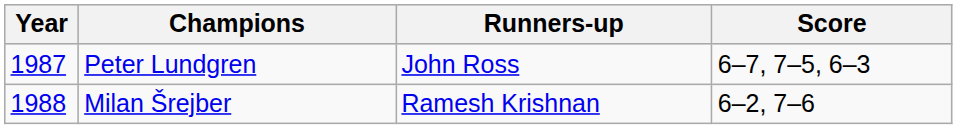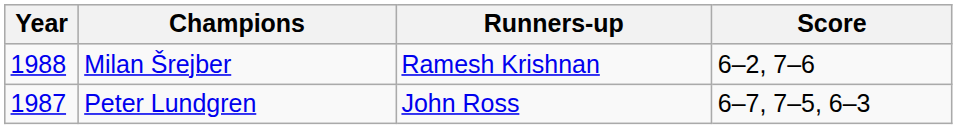rows swapped: (170, 63) <-> (158, 103)
